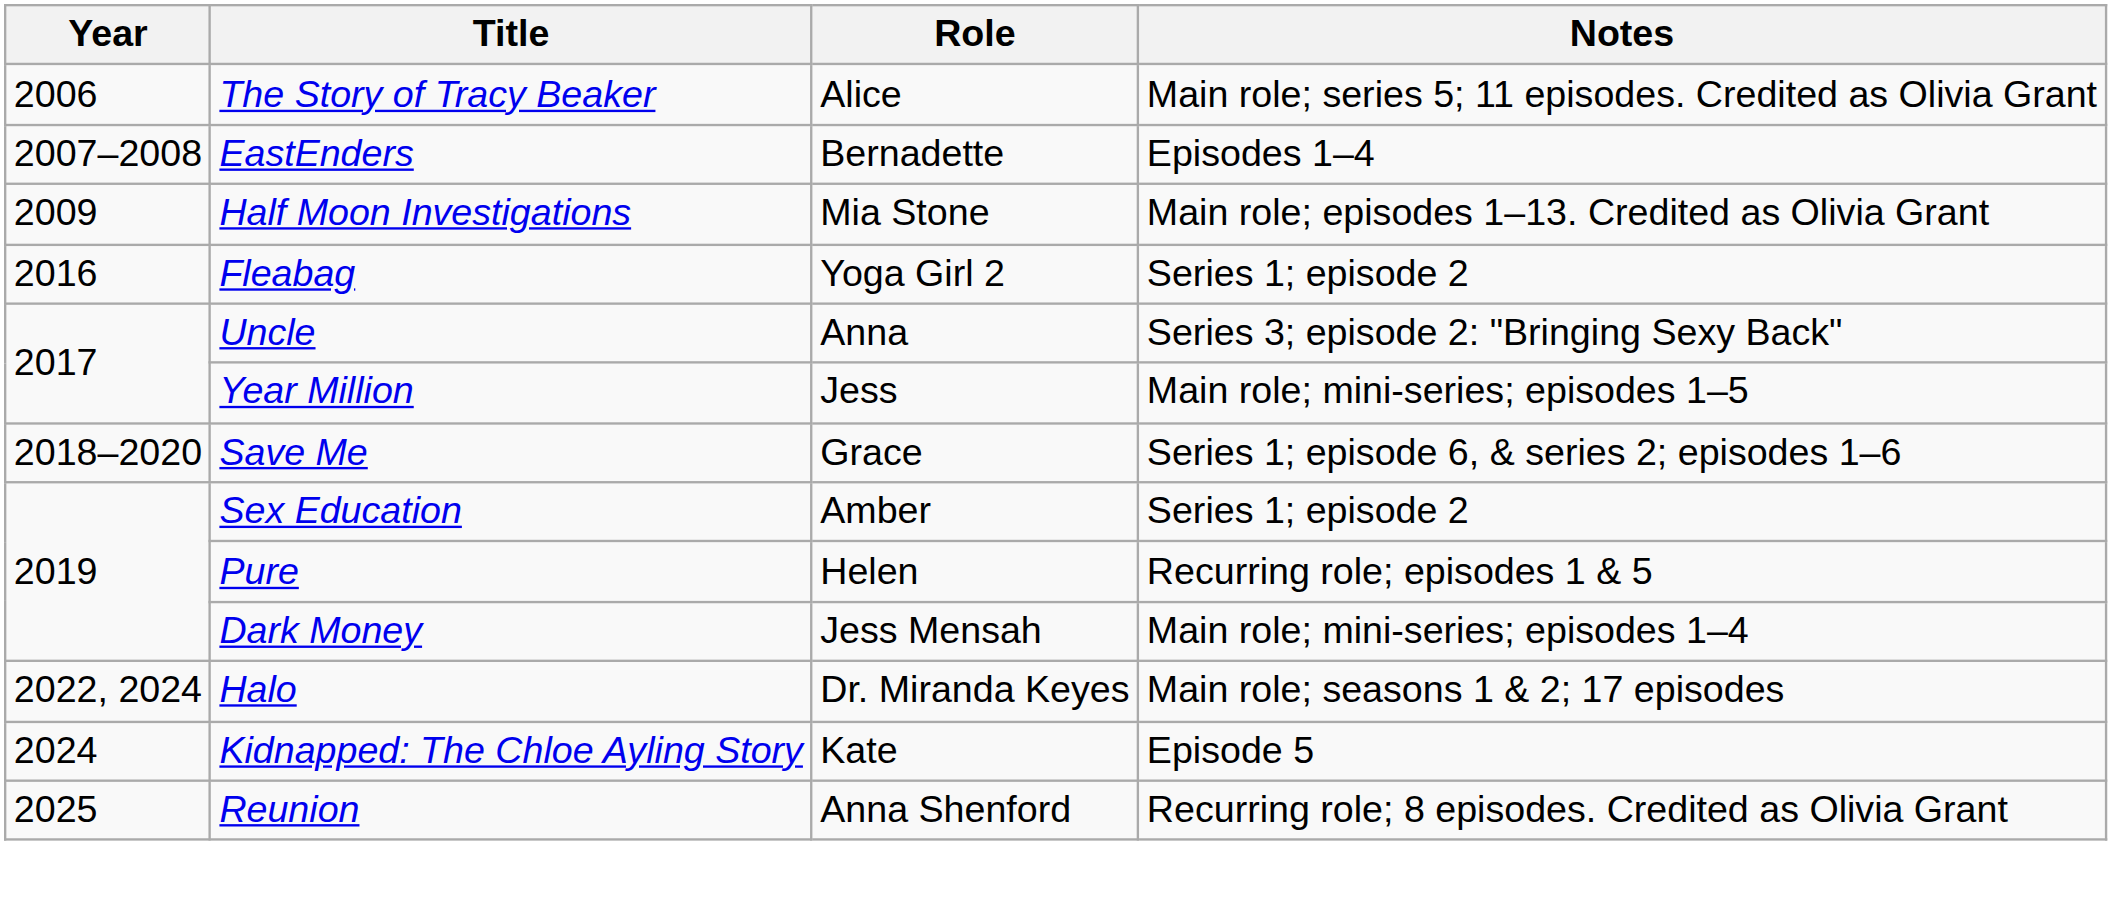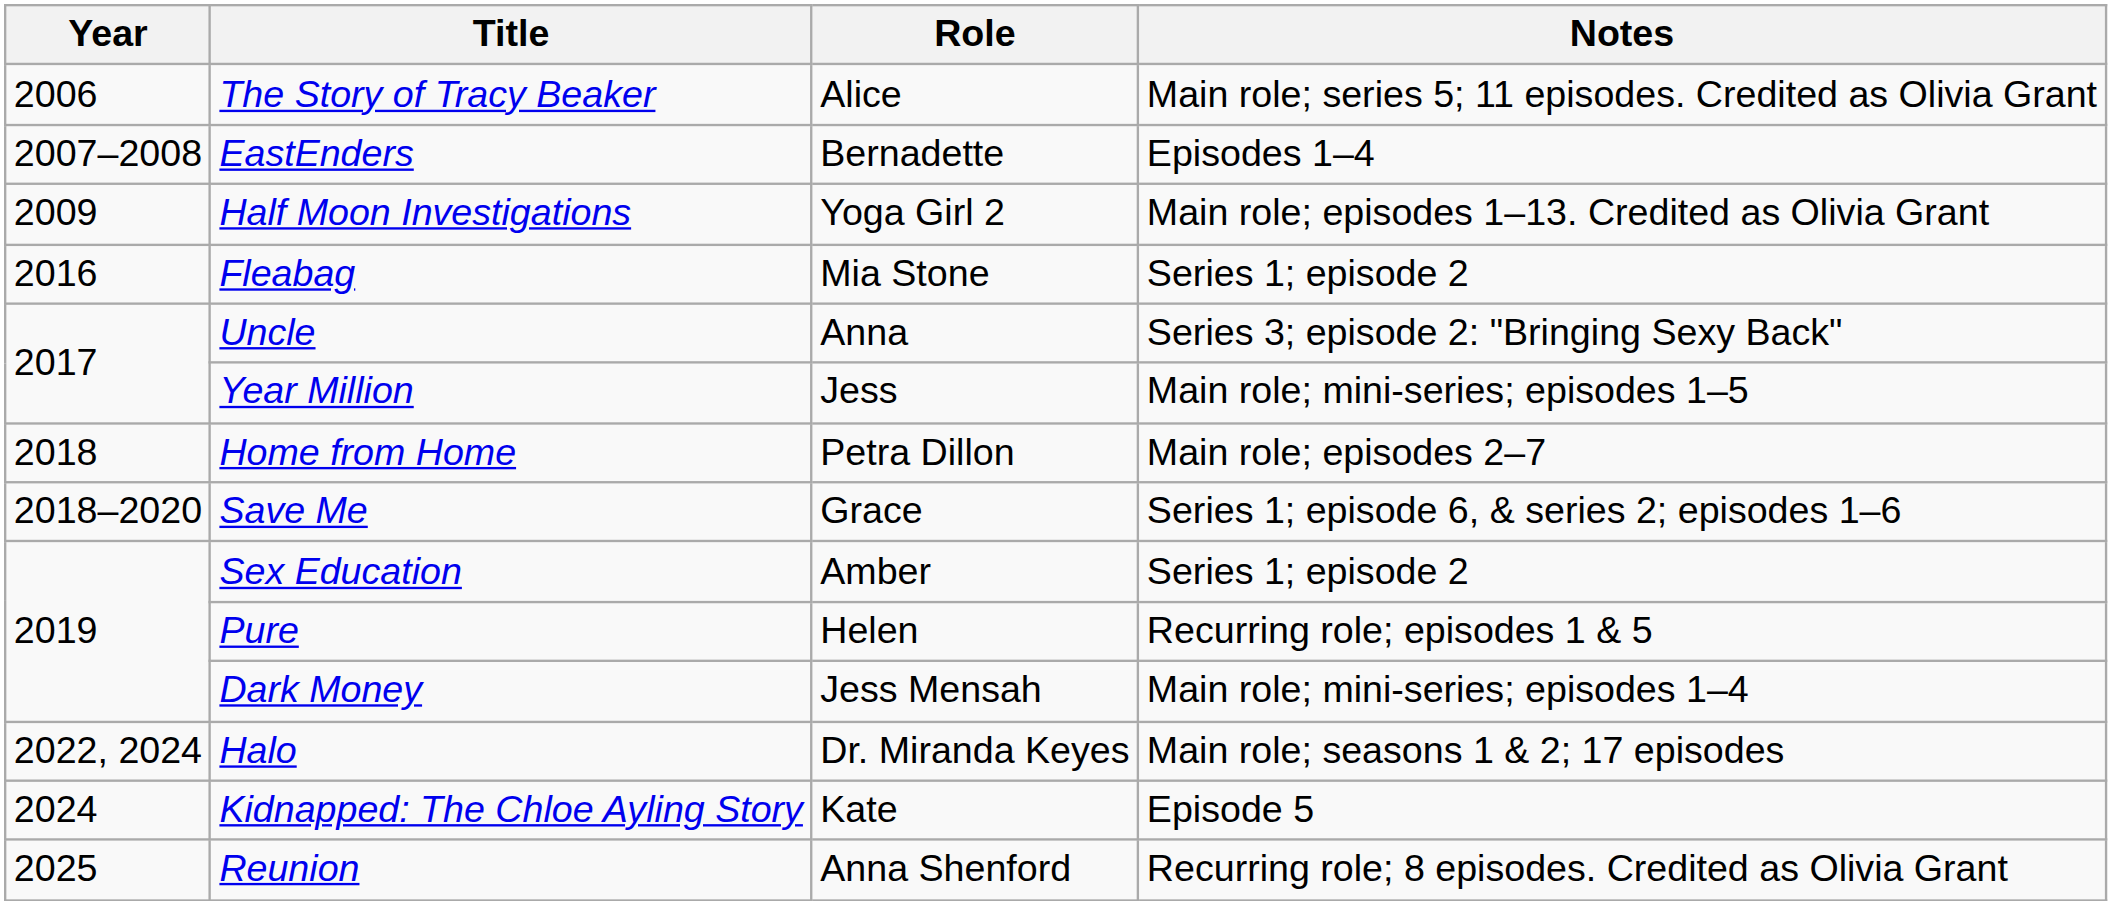(905, 213) Mia Stone -> (913, 213) Yoga Girl 2
(913, 272) Yoga Girl 2 -> (905, 272) Mia Stone
+ row: (368, 451)
